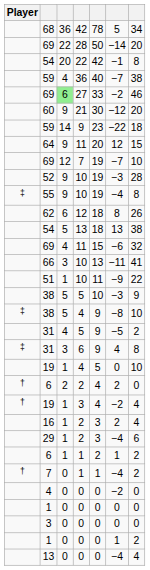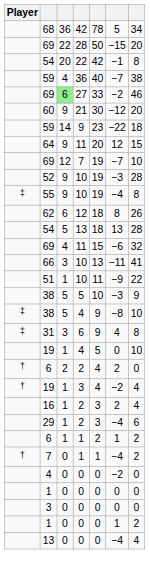(117, 45) −14 -> (117, 45) −15
(136, 229) 38 -> (136, 229) 28
- row: (49, 331)
